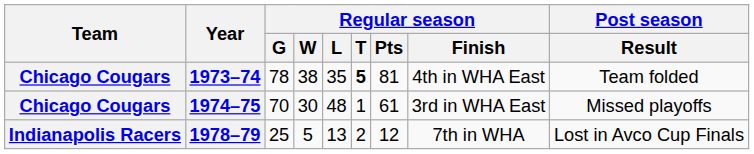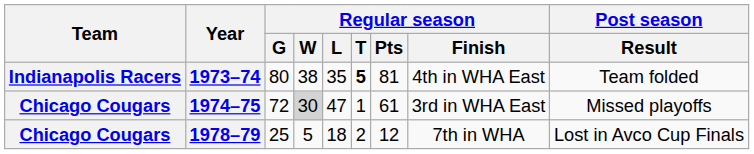(95, 77) Chicago Cougars -> (95, 77) Indianapolis Racers
(279, 77) 78 -> (279, 77) 80
(279, 106) 70 -> (279, 106) 72
(308, 106) no background -> (308, 106) lightgrey background
(337, 106) 48 -> (337, 106) 47
(95, 135) Indianapolis Racers -> (95, 135) Chicago Cougars
(337, 135) 13 -> (337, 135) 18
